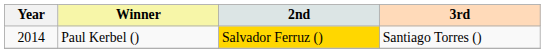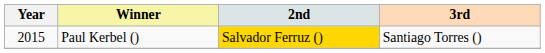(31, 37) 2014 -> (31, 37) 2015
